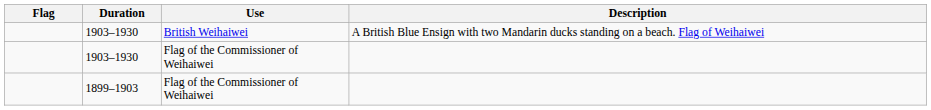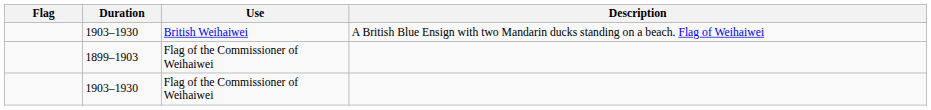rows swapped: (112, 89) <-> (112, 57)
